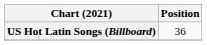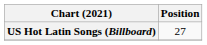(180, 31) 36 -> (180, 31) 27
